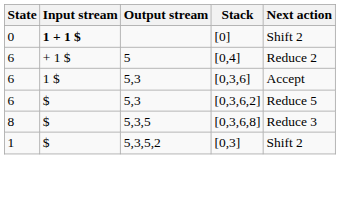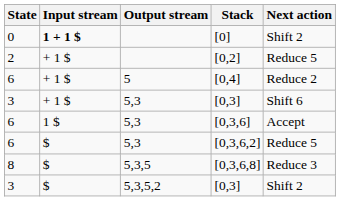+ row: (166, 58)
+ row: (132, 100)
(11, 143) 1 -> (11, 185) 3
